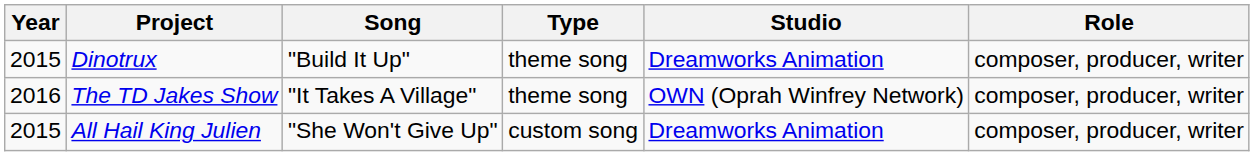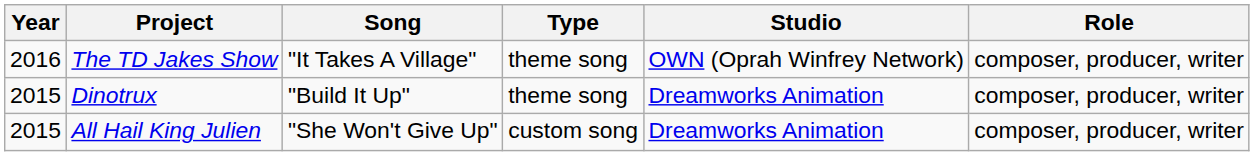rows swapped: (174, 95) <-> (114, 58)
